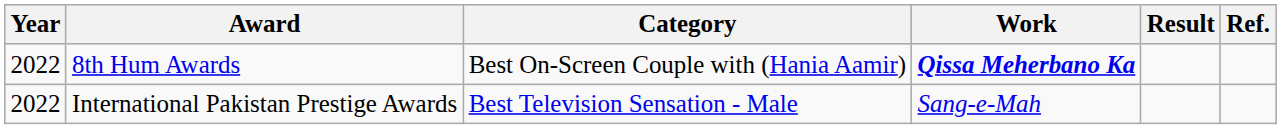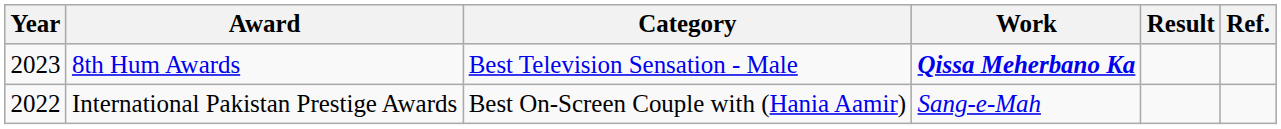(35, 63) 2022 -> (35, 63) 2023
(687, 63) Best On-Screen Couple with (Hania Aamir) -> (633, 63) Best Television Sensation - Male
(633, 103) Best Television Sensation - Male -> (687, 103) Best On-Screen Couple with (Hania Aamir)
